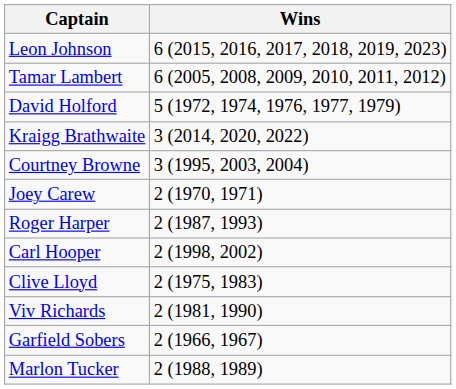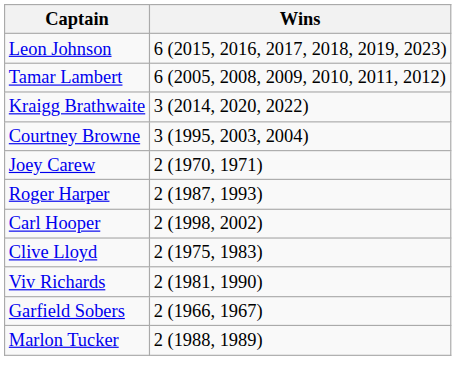- row: (63, 106)
